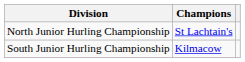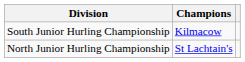rows swapped: (88, 31) <-> (88, 48)
